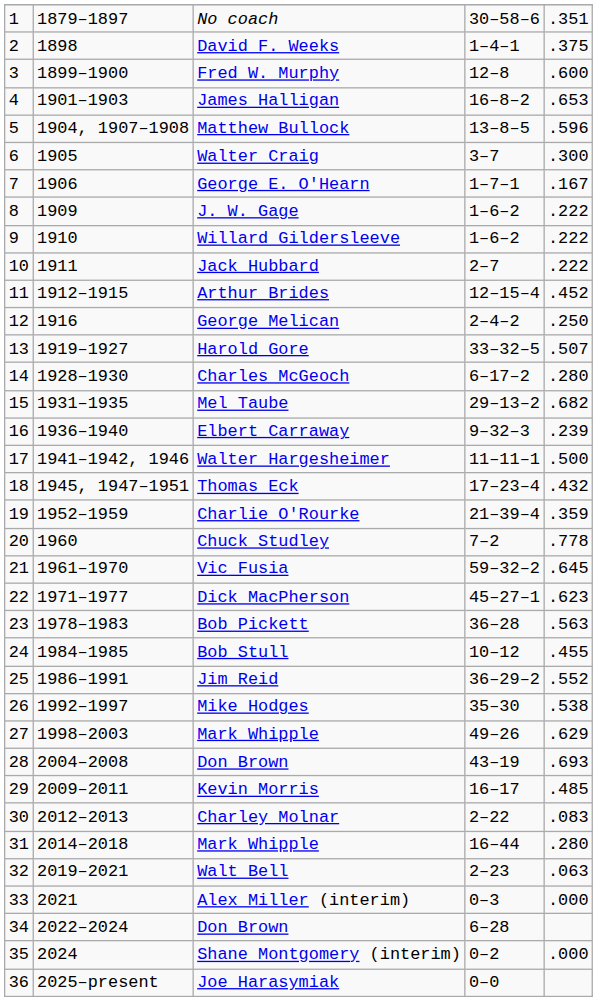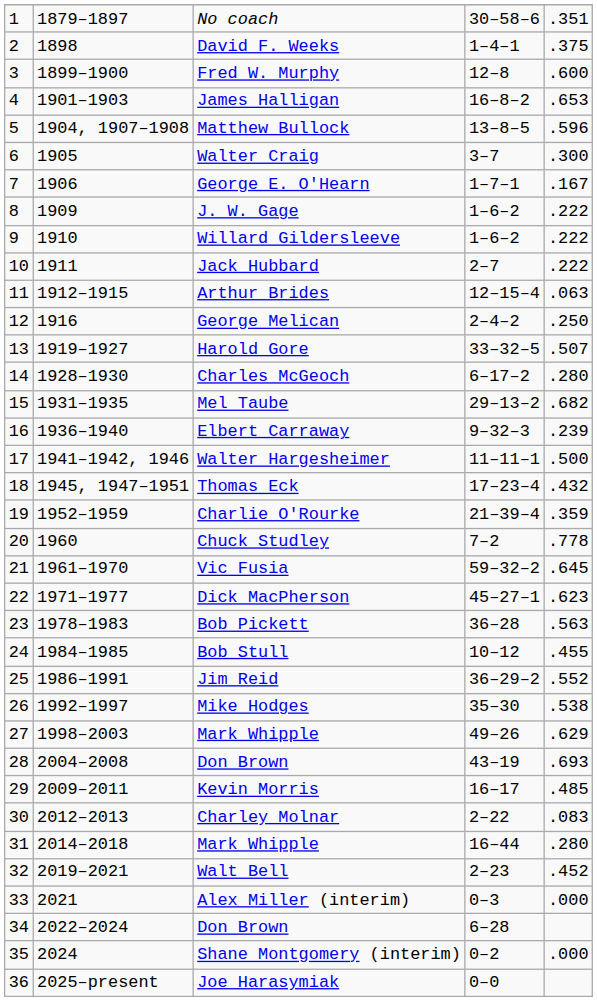(568, 294) .452 -> (568, 294) .063
(568, 872) .063 -> (568, 872) .452
